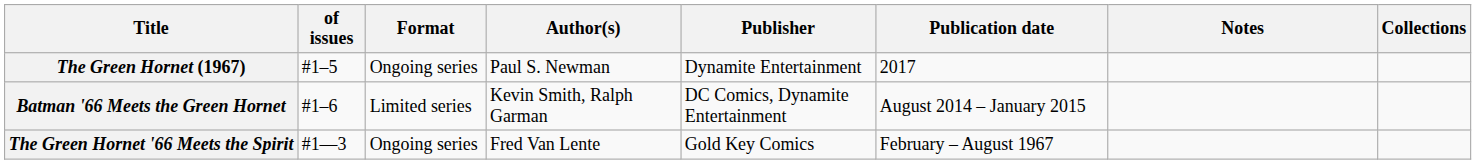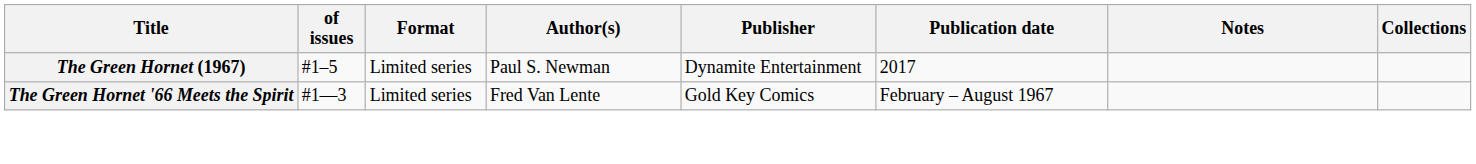(424, 67) Ongoing series -> (421, 67) Limited series
- row: (151, 105)
(424, 144) Ongoing series -> (421, 95) Limited series
